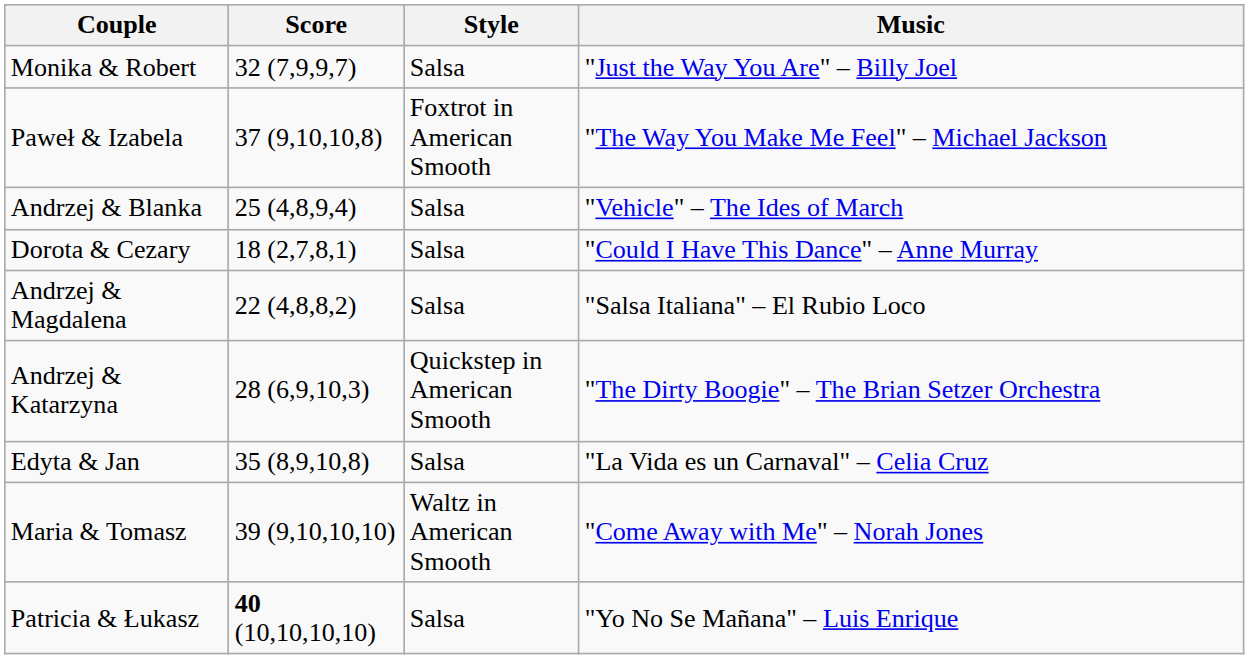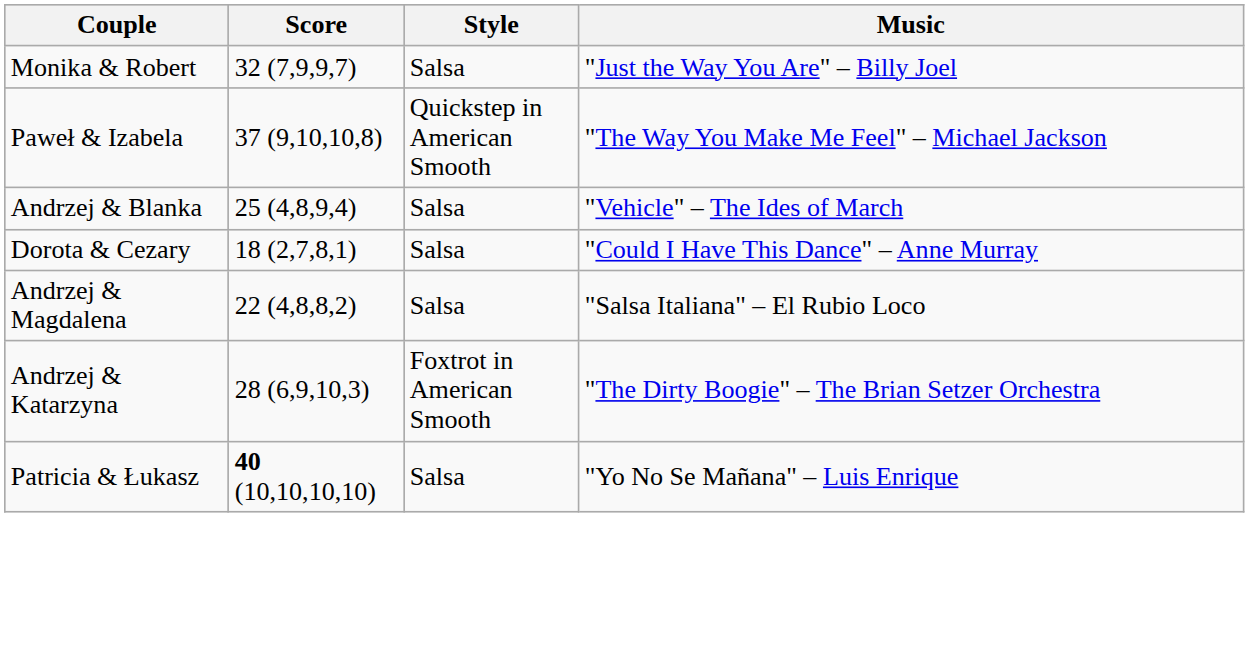(462, 137) Foxtrot in American Smooth -> (476, 137) Quickstep in American Smooth
(476, 390) Quickstep in American Smooth -> (462, 390) Foxtrot in American Smooth
- row: (75, 461)
- row: (99, 532)
